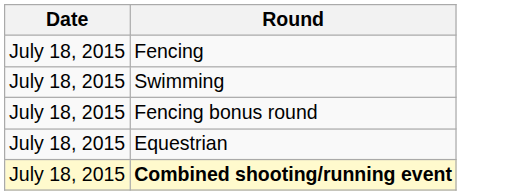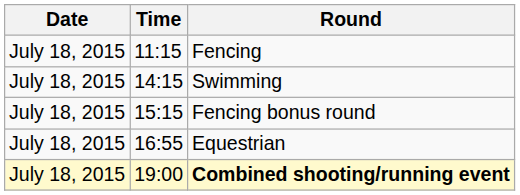+ column: (159, 19)
